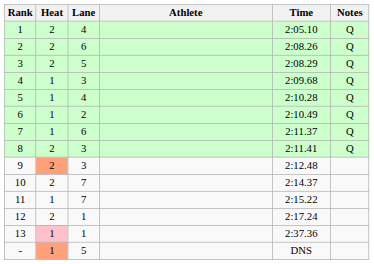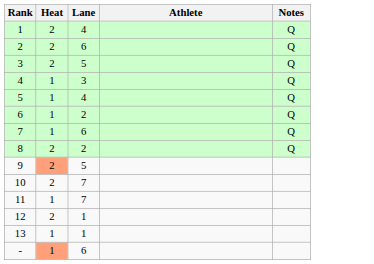- column: (301, 13)
(84, 149) 3 -> (84, 149) 2
(84, 166) 3 -> (84, 166) 5
(52, 234) pink background -> (52, 234) no background
(84, 251) 5 -> (84, 251) 6
